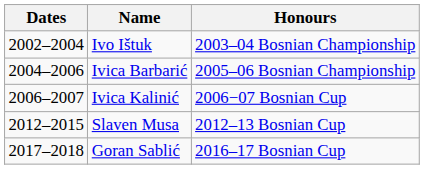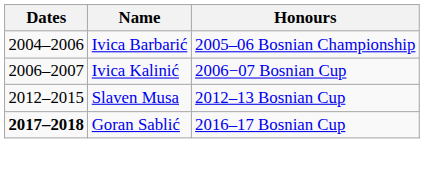- row: (122, 44)
(46, 151) normal -> (46, 124) bold
